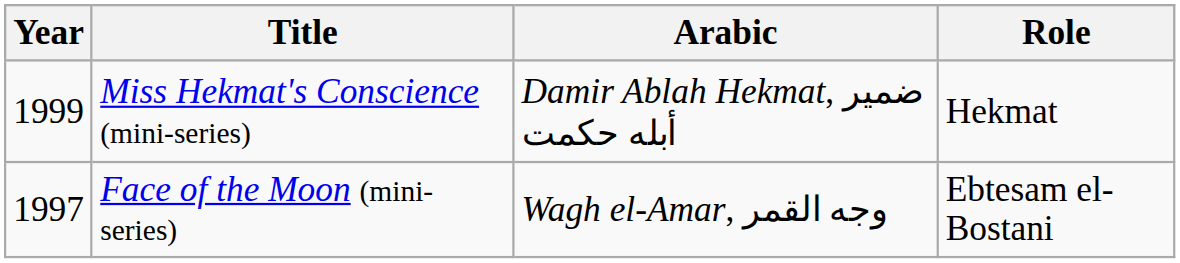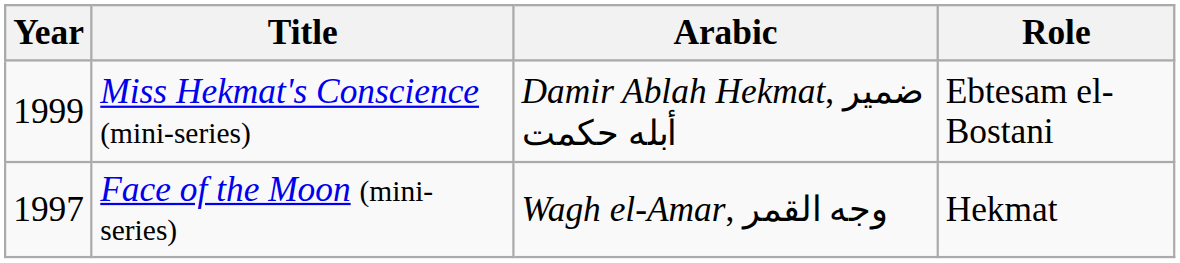(1002, 110) Hekmat -> (1030, 110) Ebtesam el-Bostani
(1030, 208) Ebtesam el-Bostani -> (1002, 208) Hekmat
